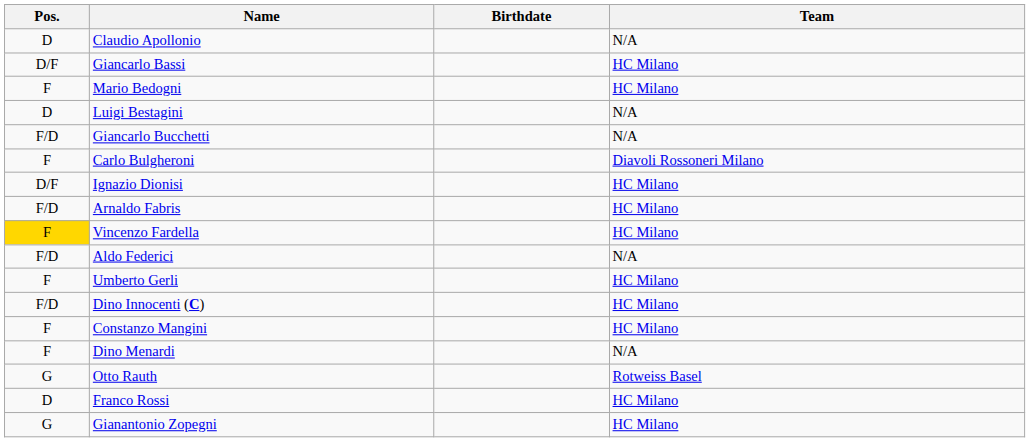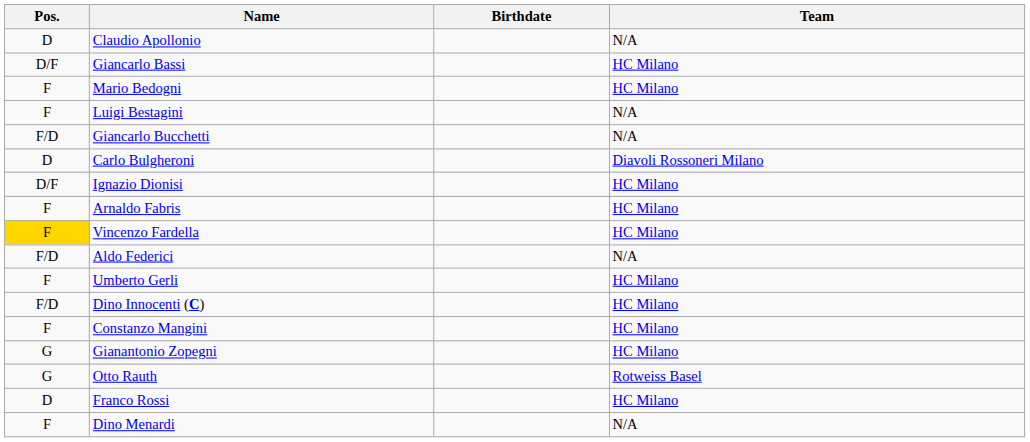(47, 112) D -> (47, 112) F
(47, 160) F -> (47, 160) D
(47, 208) F/D -> (47, 208) F
rows swapped: (134, 352) <-> (155, 424)
